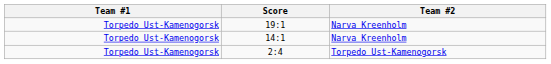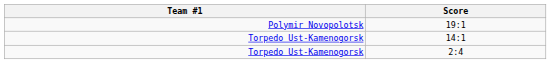- column: (438, 11)
(161, 25) Torpedo Ust-Kamenogorsk -> (316, 25) Polymir Novopolotsk
